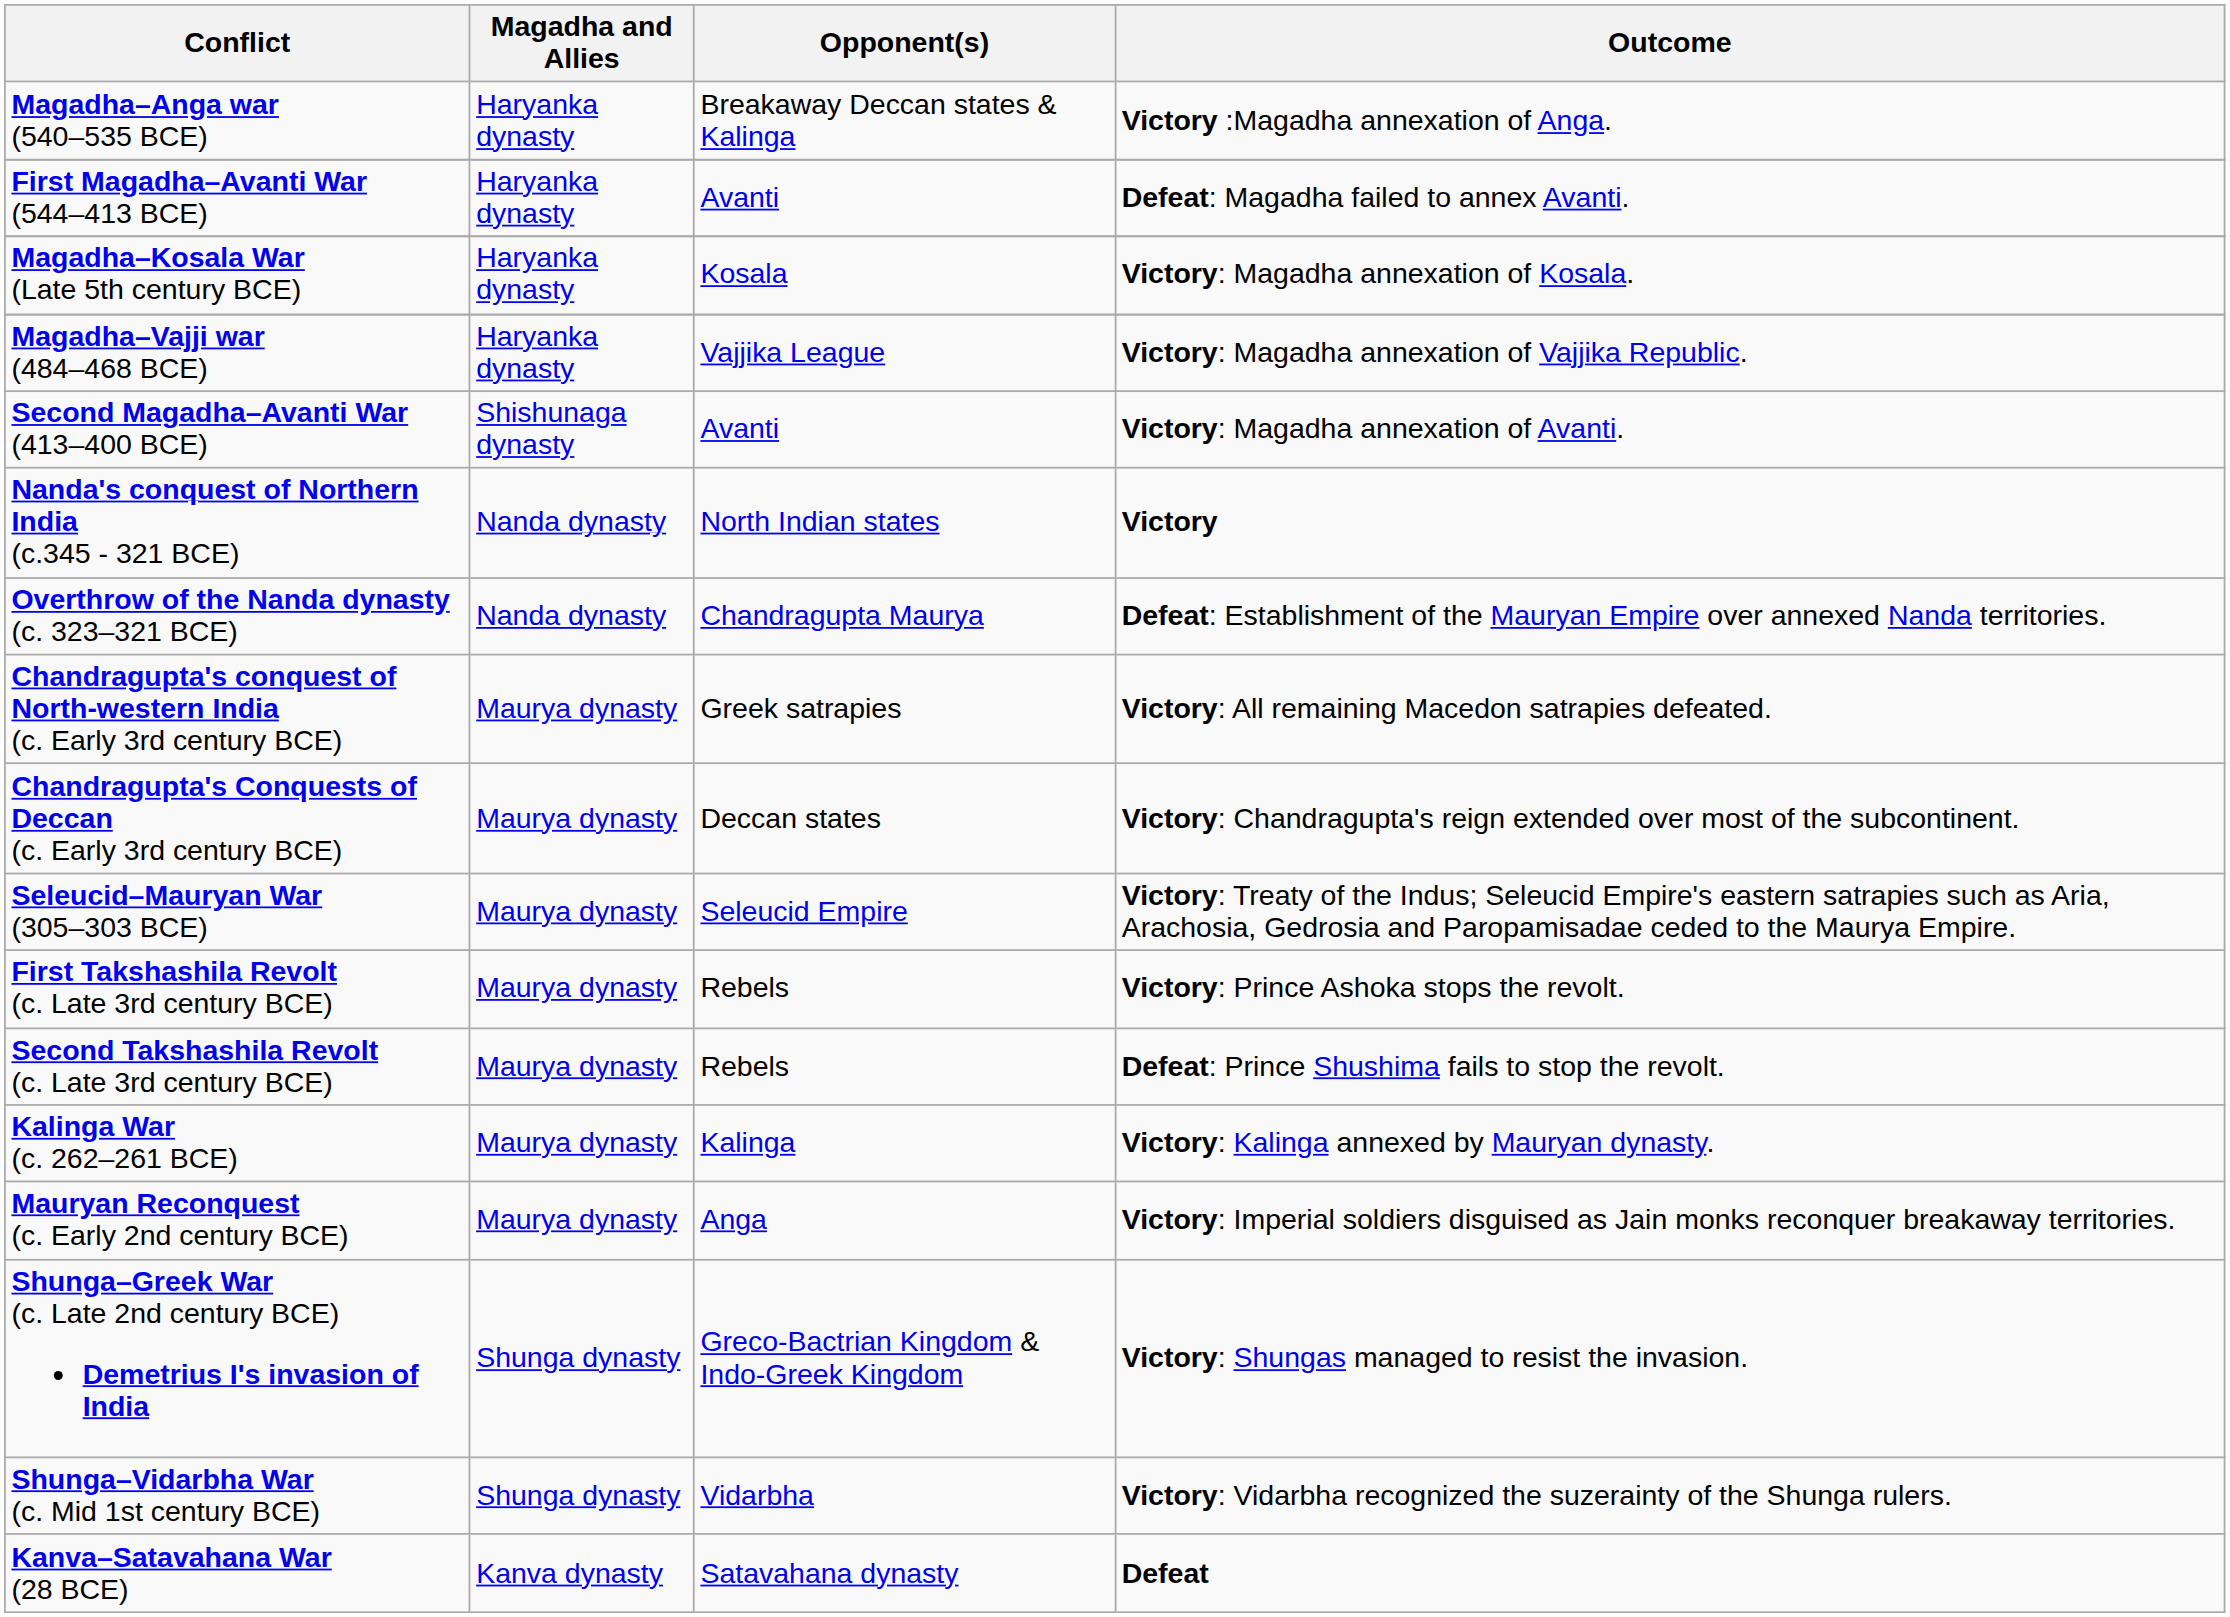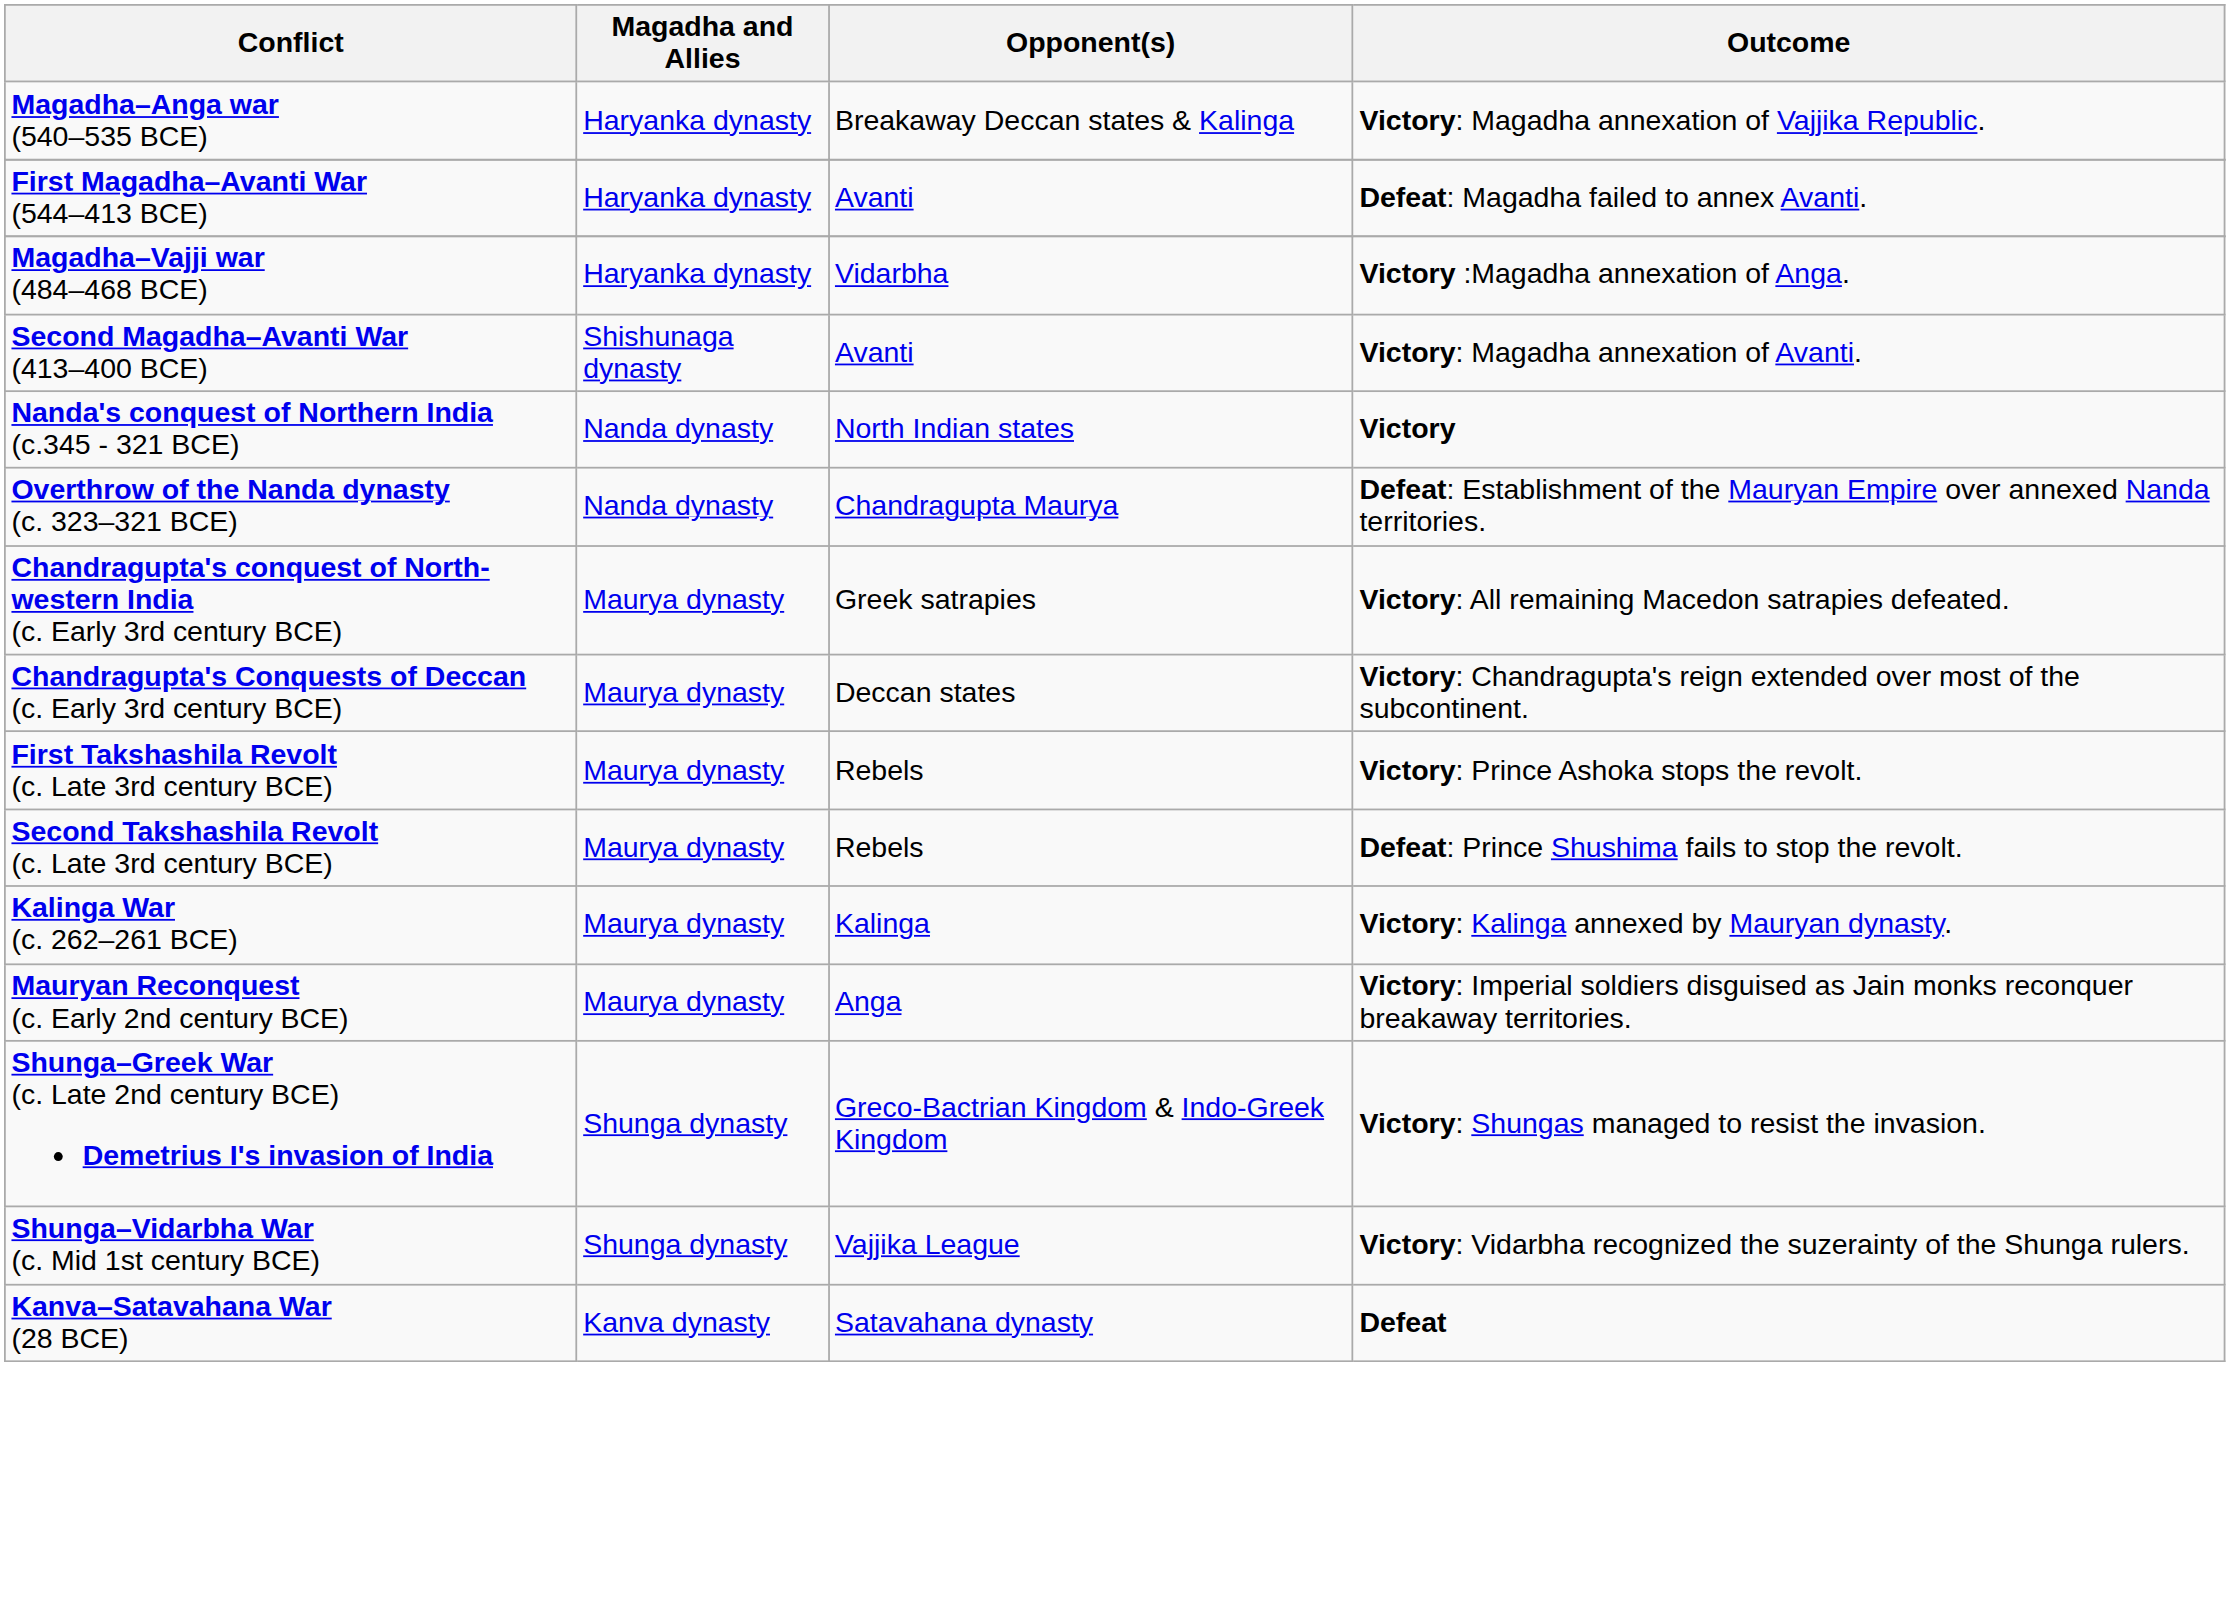(1367, 120) Victory :Magadha annexation of Anga. -> (1672, 120) Victory: Magadha annexation of Vajjika Republic.
- row: (158, 274)
(793, 351) Vajjika League -> (892, 274) Vidarbha
(1435, 351) Victory: Magadha annexation of Vajjika Republic. -> (1605, 274) Victory :Magadha annexation of Anga.
- row: (167, 911)
(757, 1495) Vidarbha -> (927, 1245) Vajjika League
